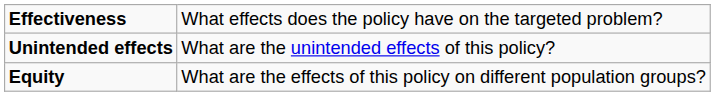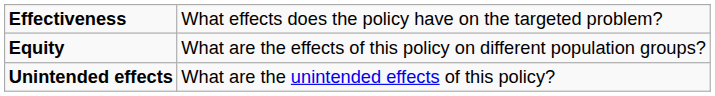rows swapped: (91, 47) <-> (37, 76)
